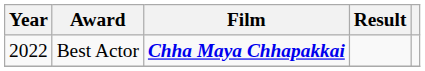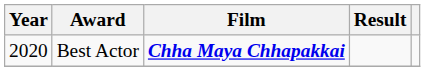(28, 50) 2022 -> (28, 50) 2020
